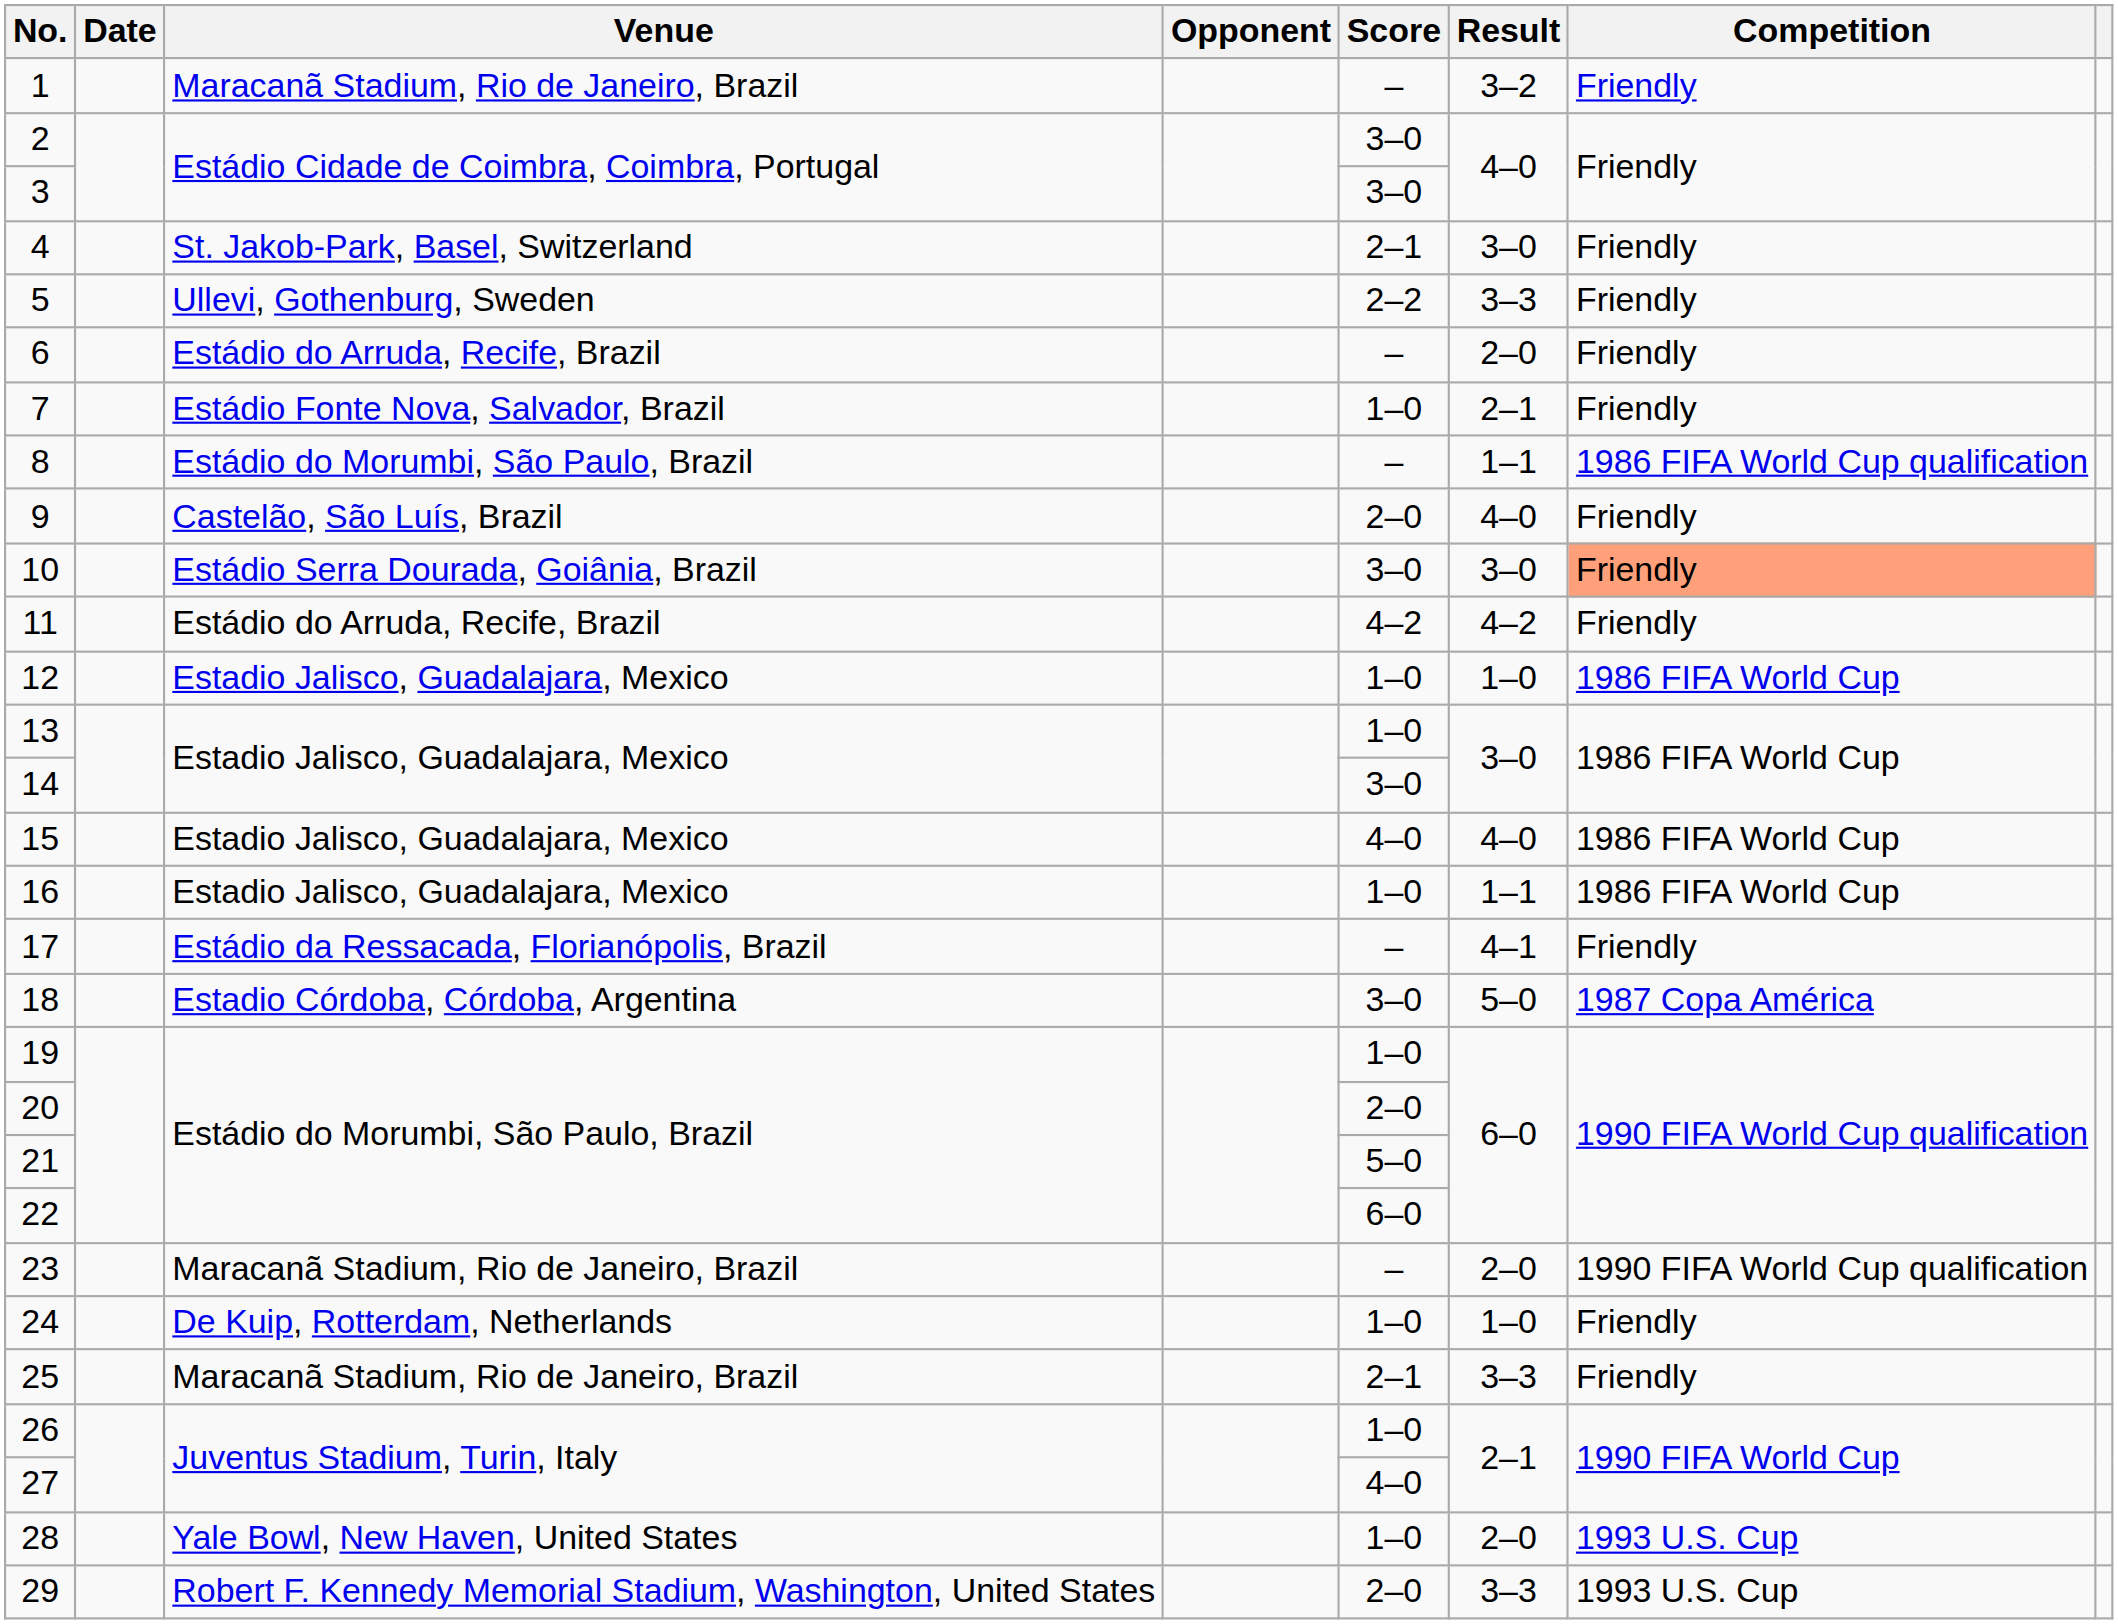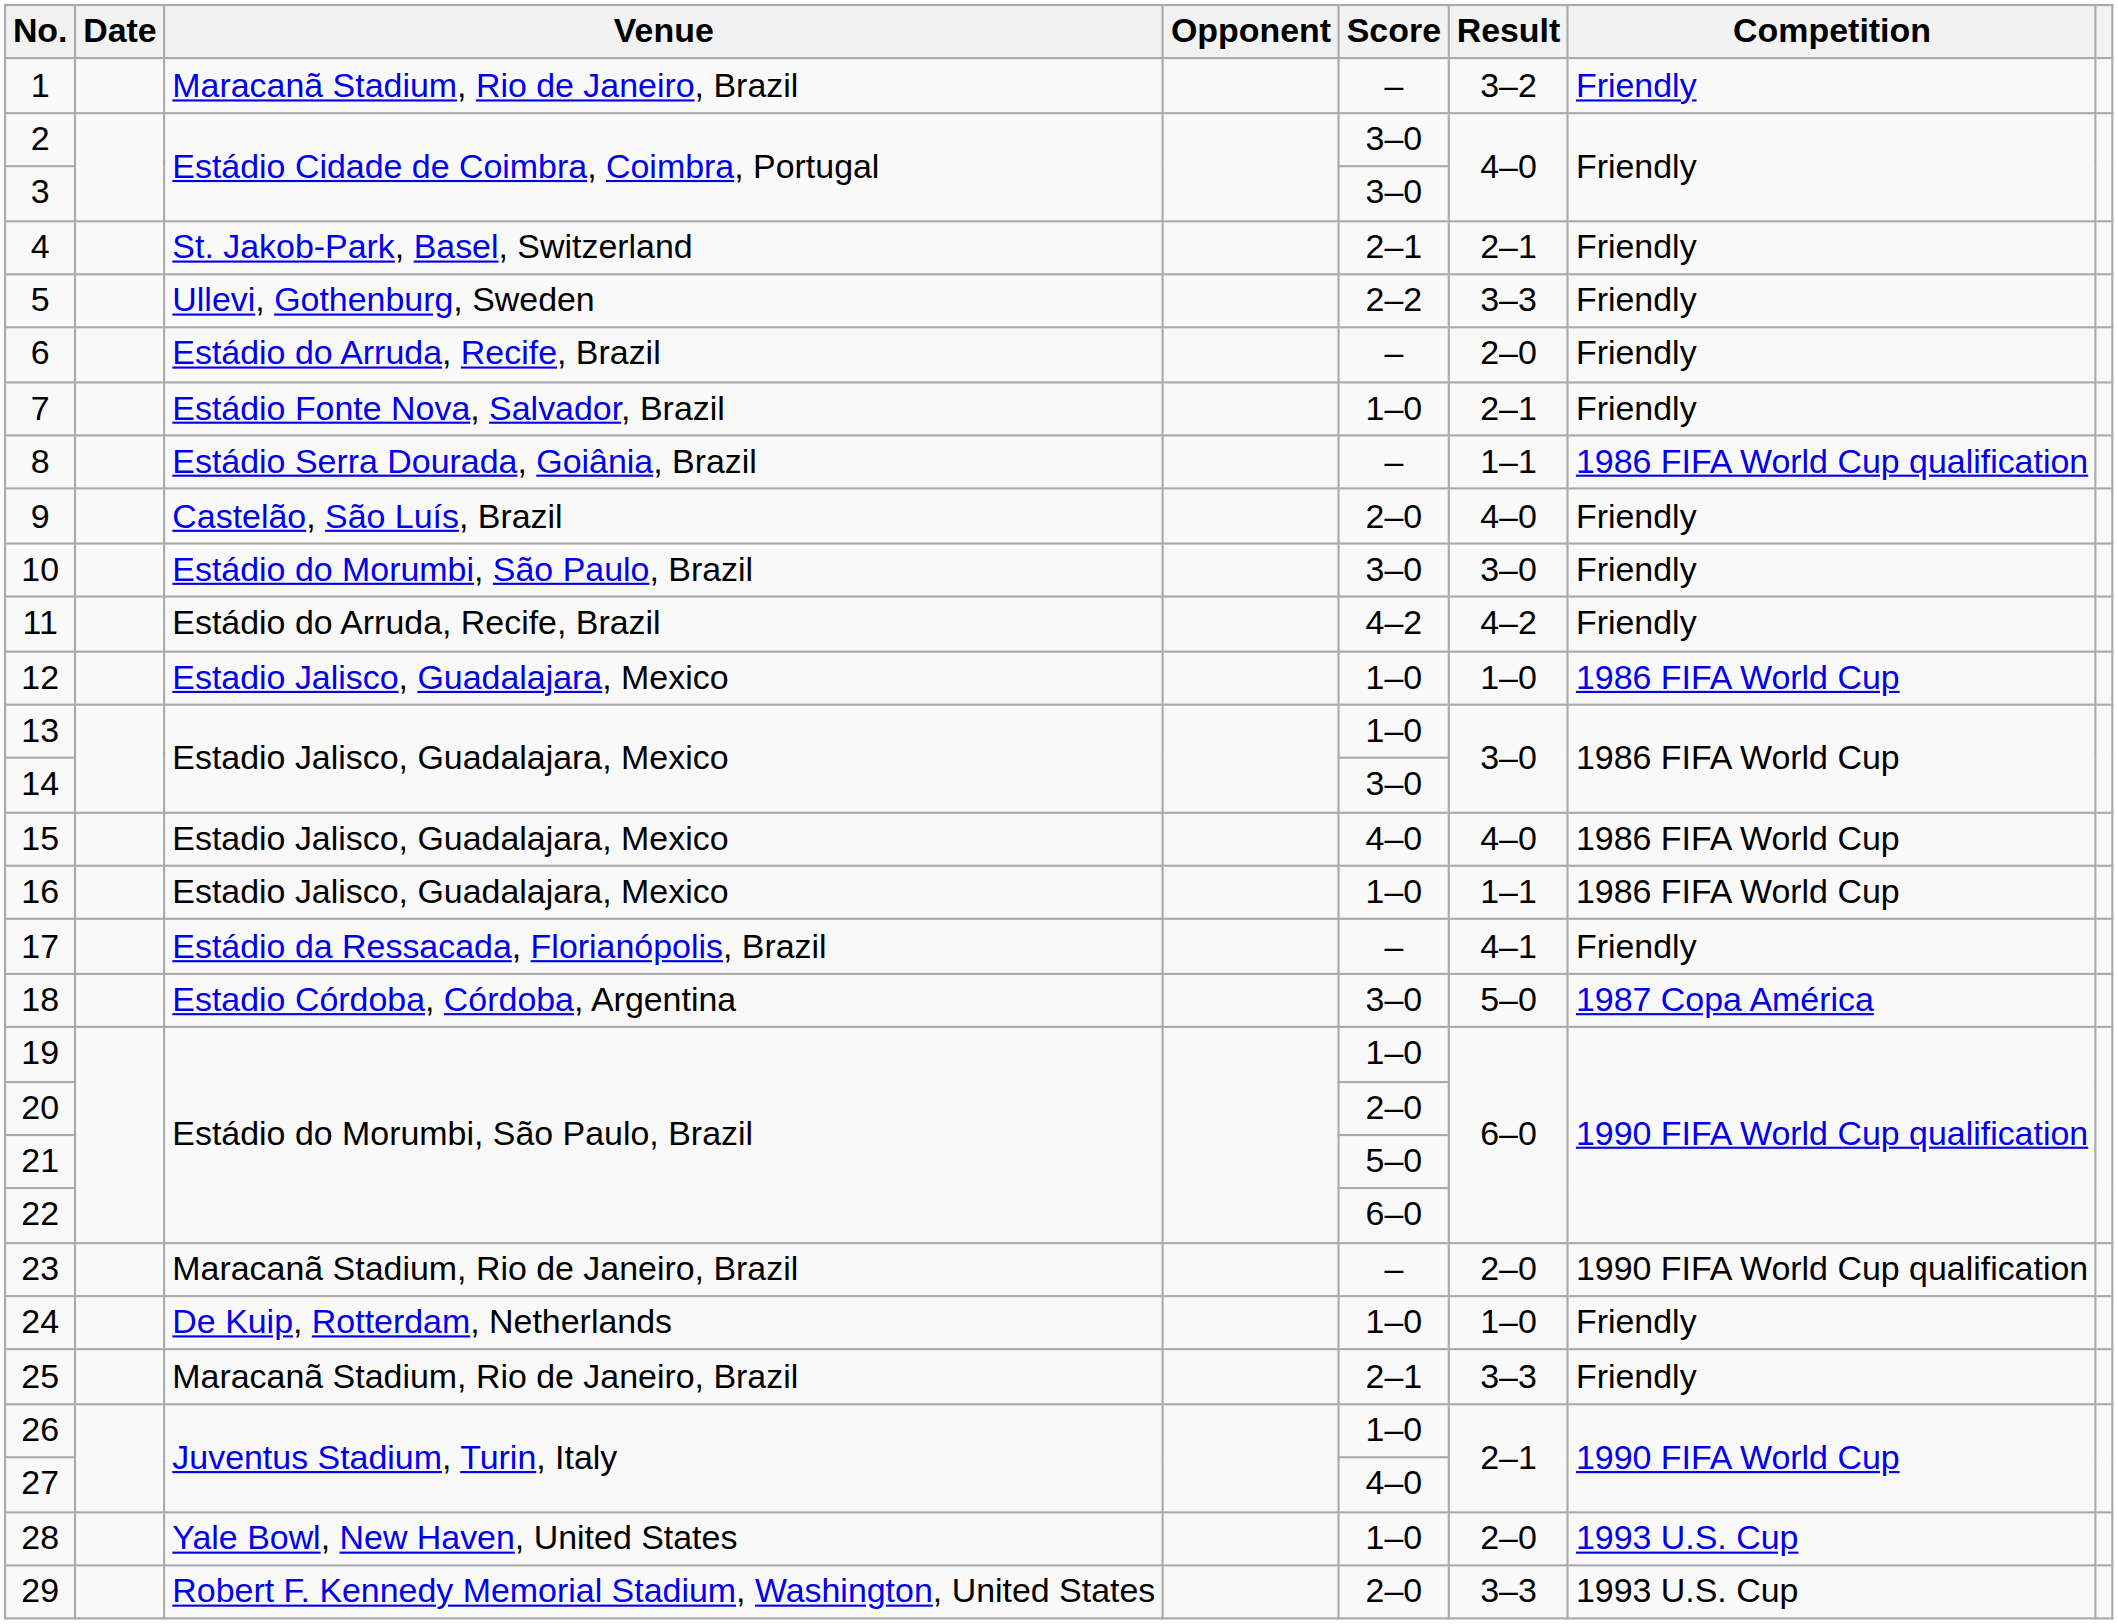(1508, 246) 3–0 -> (1508, 246) 2–1
(463, 461) Estádio do Morumbi, São Paulo, Brazil -> (465, 461) Estádio Serra Dourada, Goiânia, Brazil
(465, 569) Estádio Serra Dourada, Goiânia, Brazil -> (463, 569) Estádio do Morumbi, São Paulo, Brazil
(1636, 569) lightsalmon background -> (1636, 569) no background
